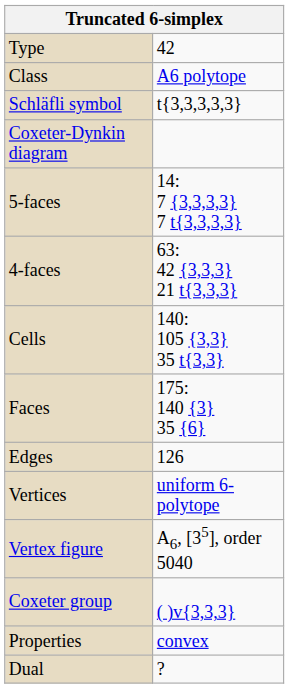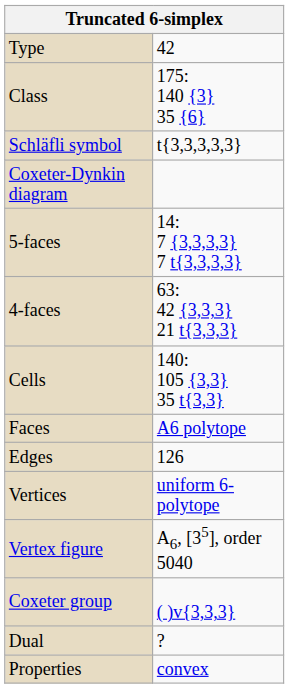(201, 76) A6 polytope -> (186, 96) 175: 140 {3} 35 {6}
(186, 408) 175: 140 {3} 35 {6} -> (201, 428) A6 polytope
rows swapped: (26, 668) <-> (45, 640)
